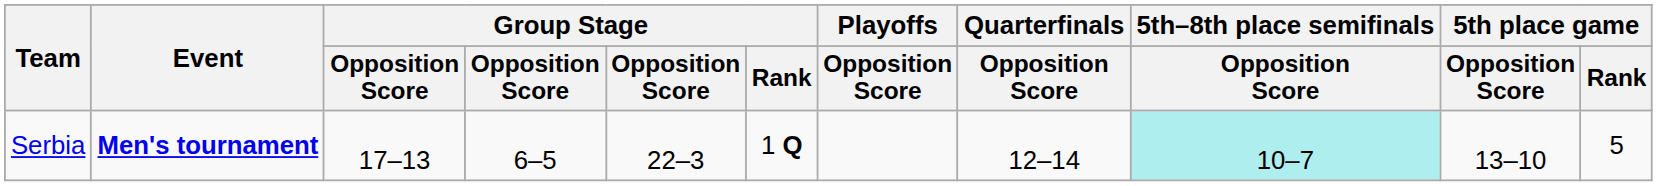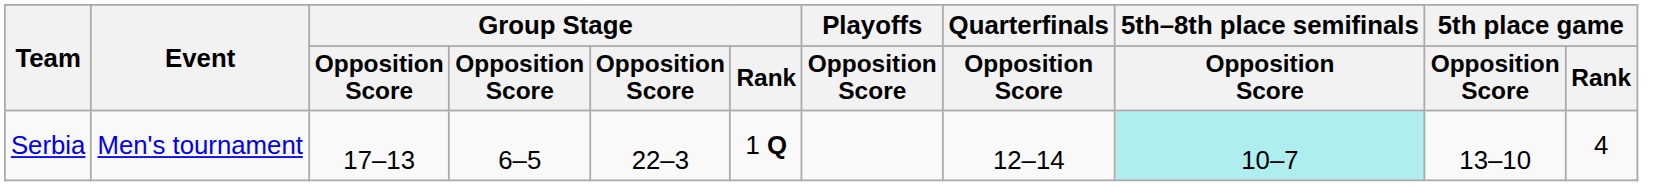(208, 146) bold -> (200, 146) normal
(1617, 146) 5 -> (1601, 146) 4
